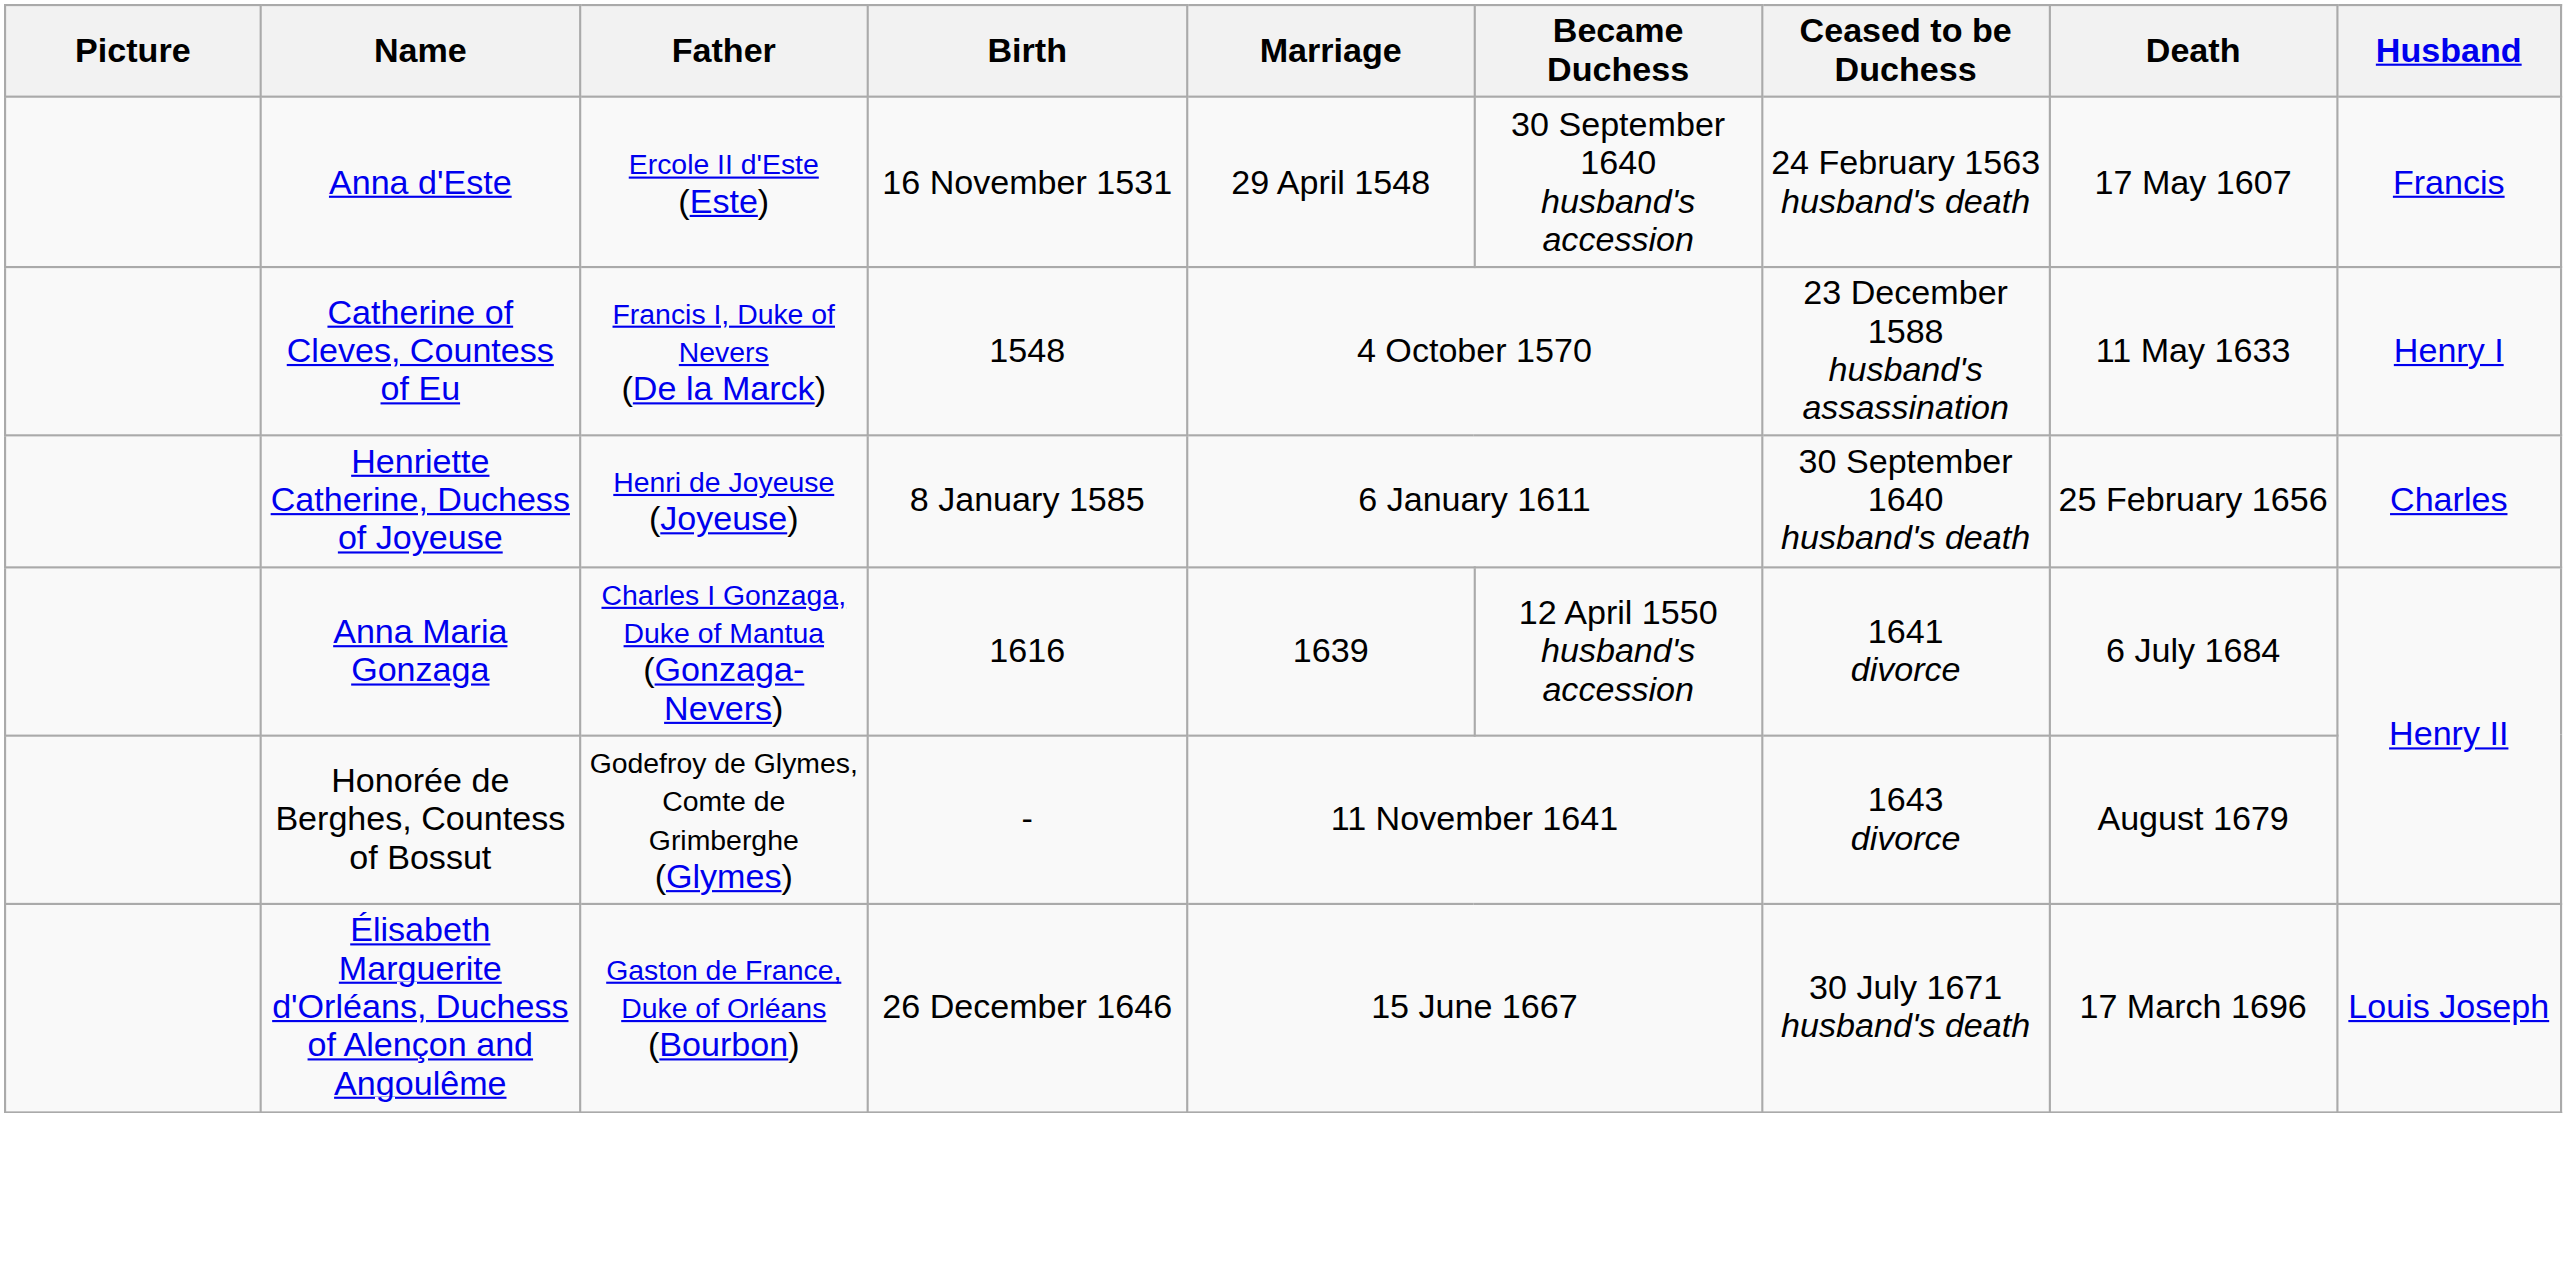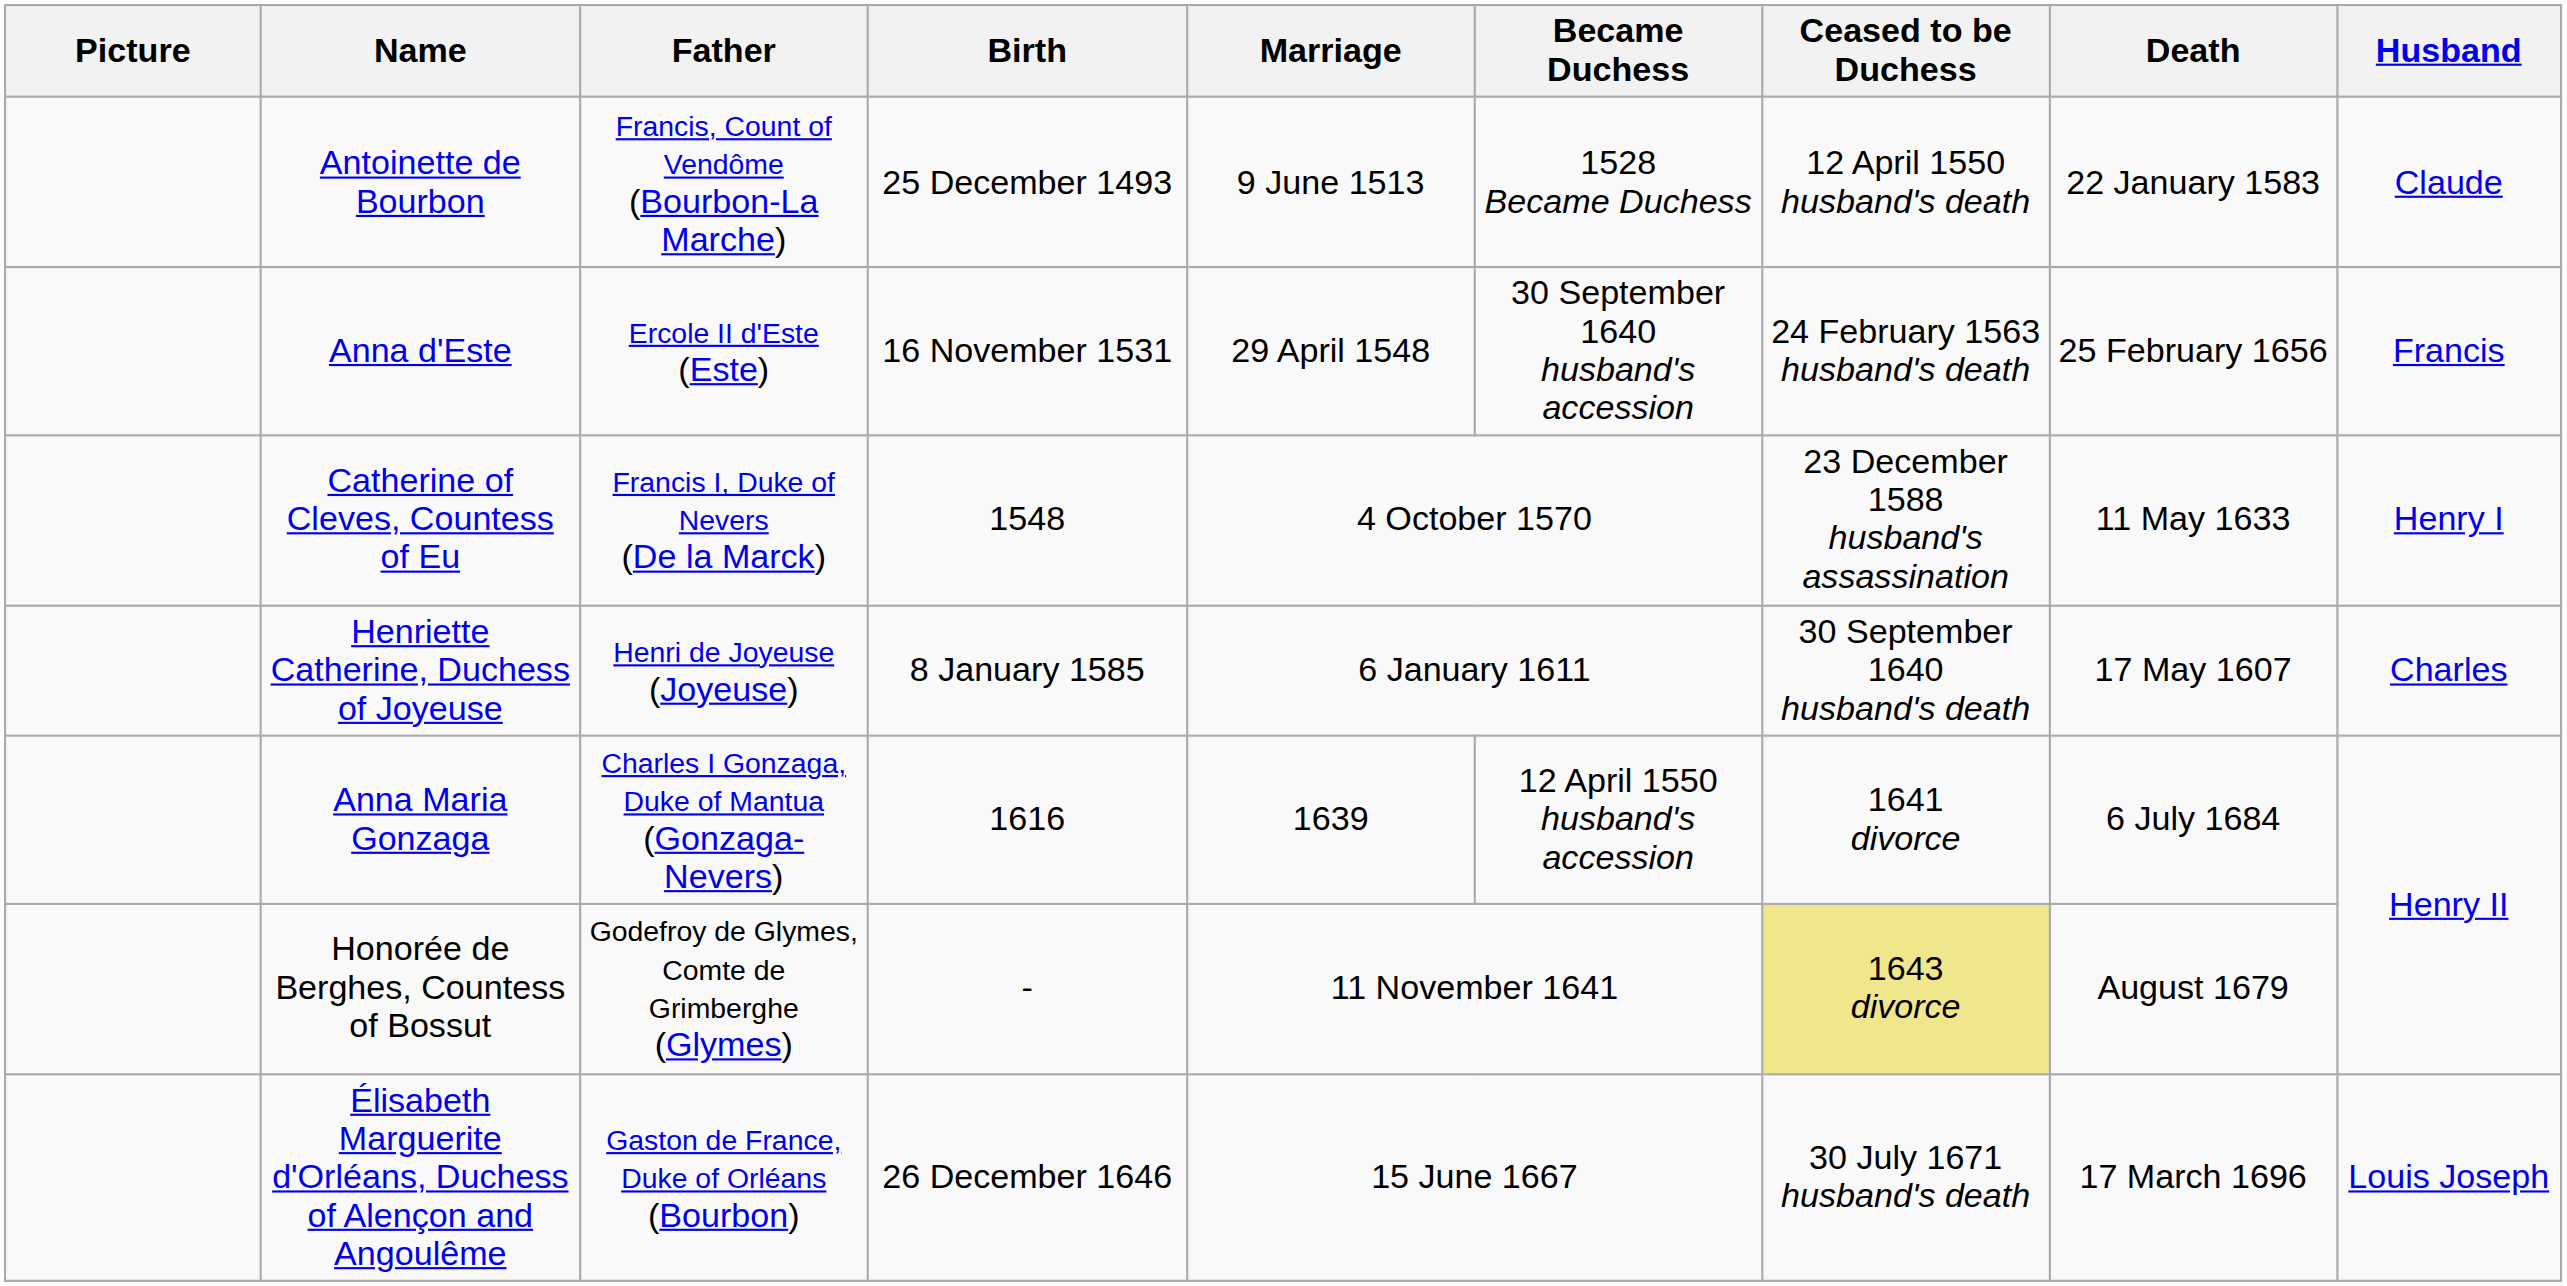+ row: (420, 181)
(2193, 181) 17 May 1607 -> (2193, 350) 25 February 1656
(2193, 500) 25 February 1656 -> (2193, 669) 17 May 1607
(1906, 819) no background -> (1906, 988) khaki background
